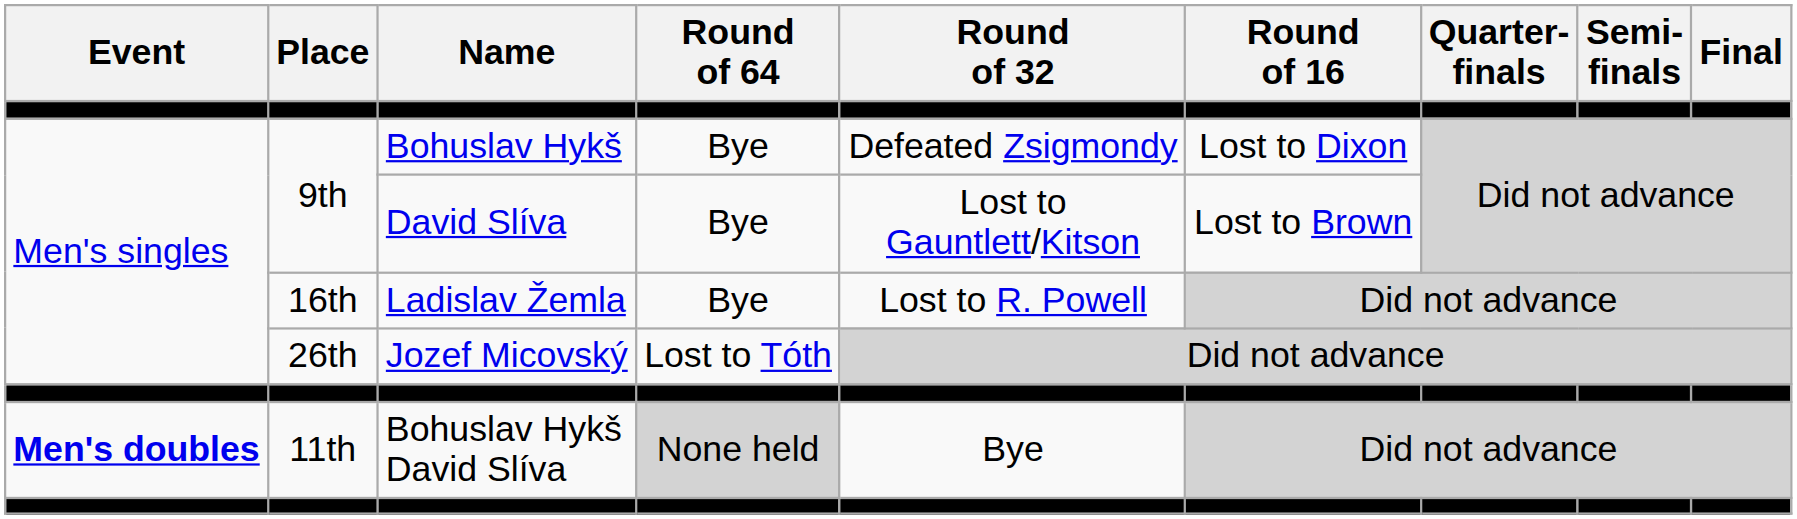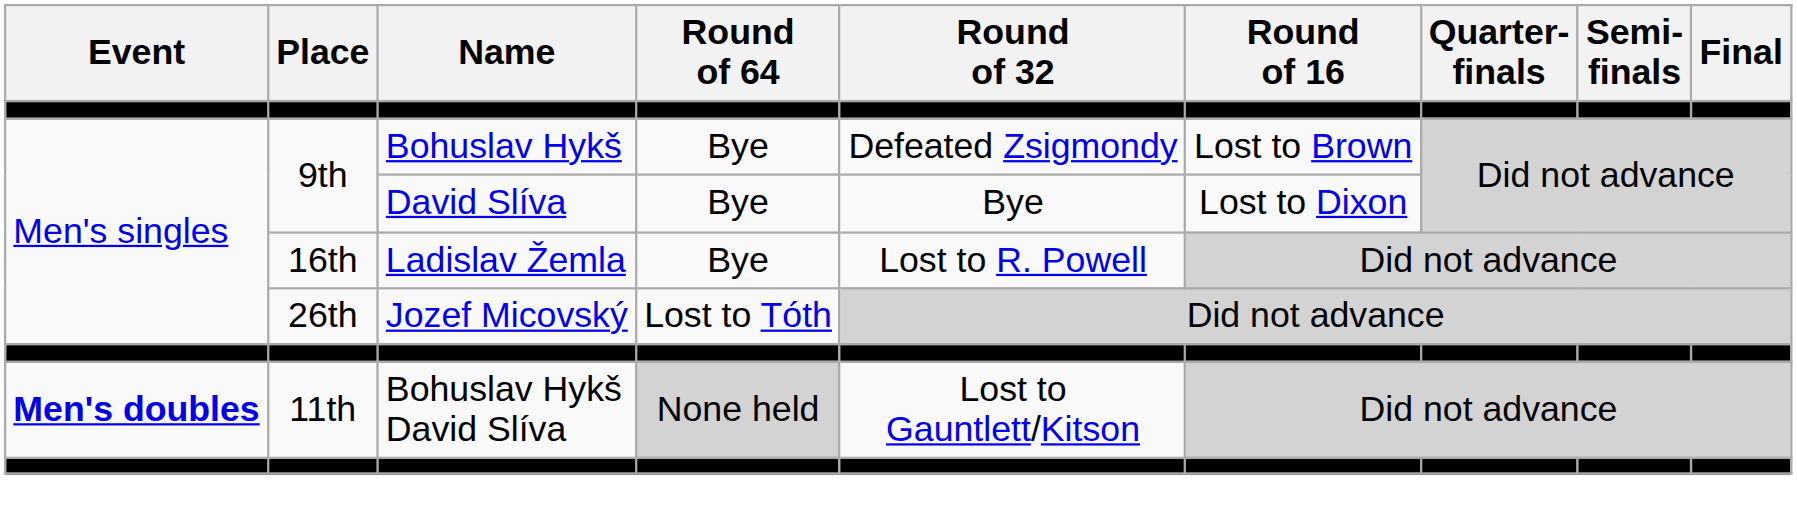(1303, 145) Lost to Dixon -> (1303, 145) Lost to Brown
(1013, 222) Lost to Gauntlett/Kitson -> (1013, 202) Bye
(1303, 222) Lost to Brown -> (1303, 202) Lost to Dixon
(1013, 448) Bye -> (1013, 408) Lost to Gauntlett/Kitson
